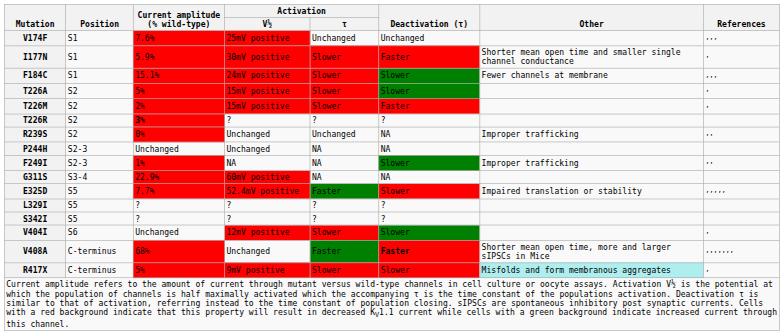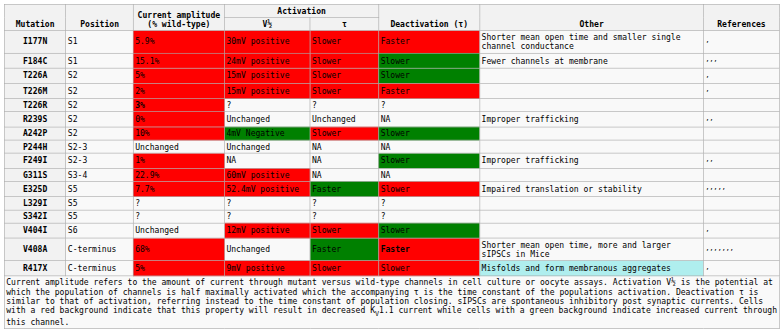- row: (35, 38)
+ row: (35, 134)
